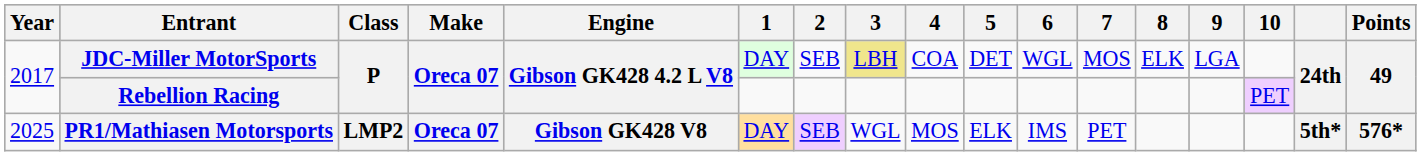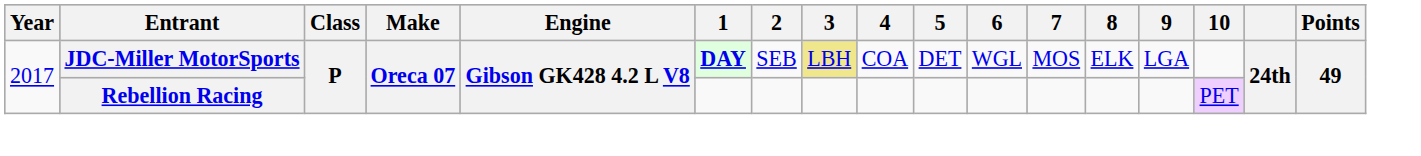(766, 58) normal -> (723, 58) bold
- row: (199, 131)
